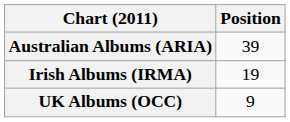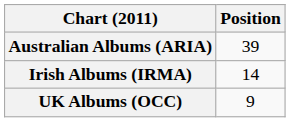(250, 74) 19 -> (250, 74) 14
